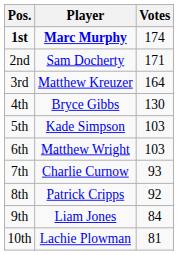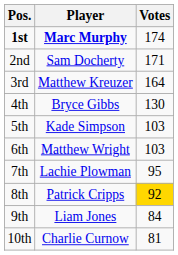(85, 171) Charlie Curnow -> (85, 171) Lachie Plowman
(155, 171) 93 -> (155, 171) 95
(155, 194) no background -> (155, 194) gold background
(85, 238) Lachie Plowman -> (85, 238) Charlie Curnow
